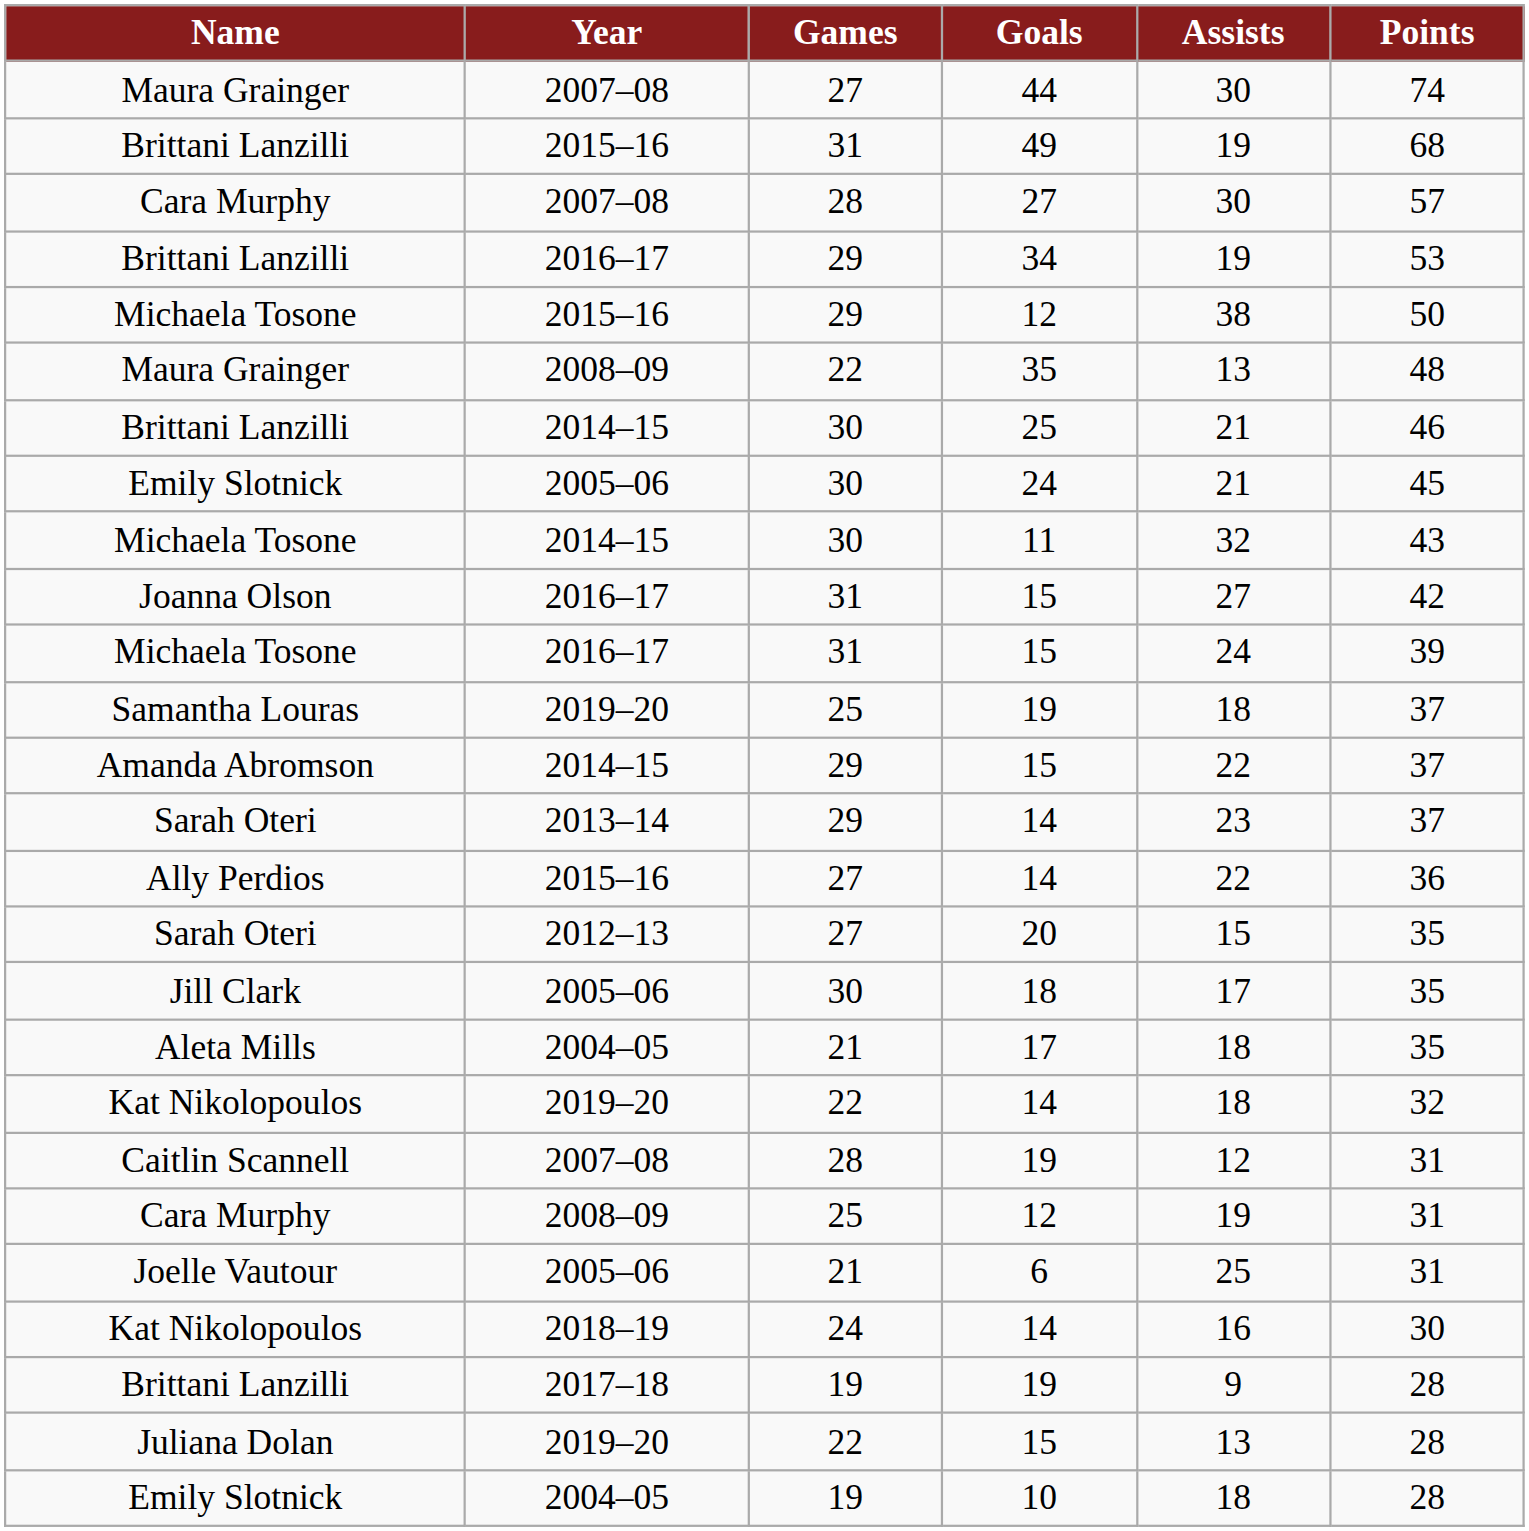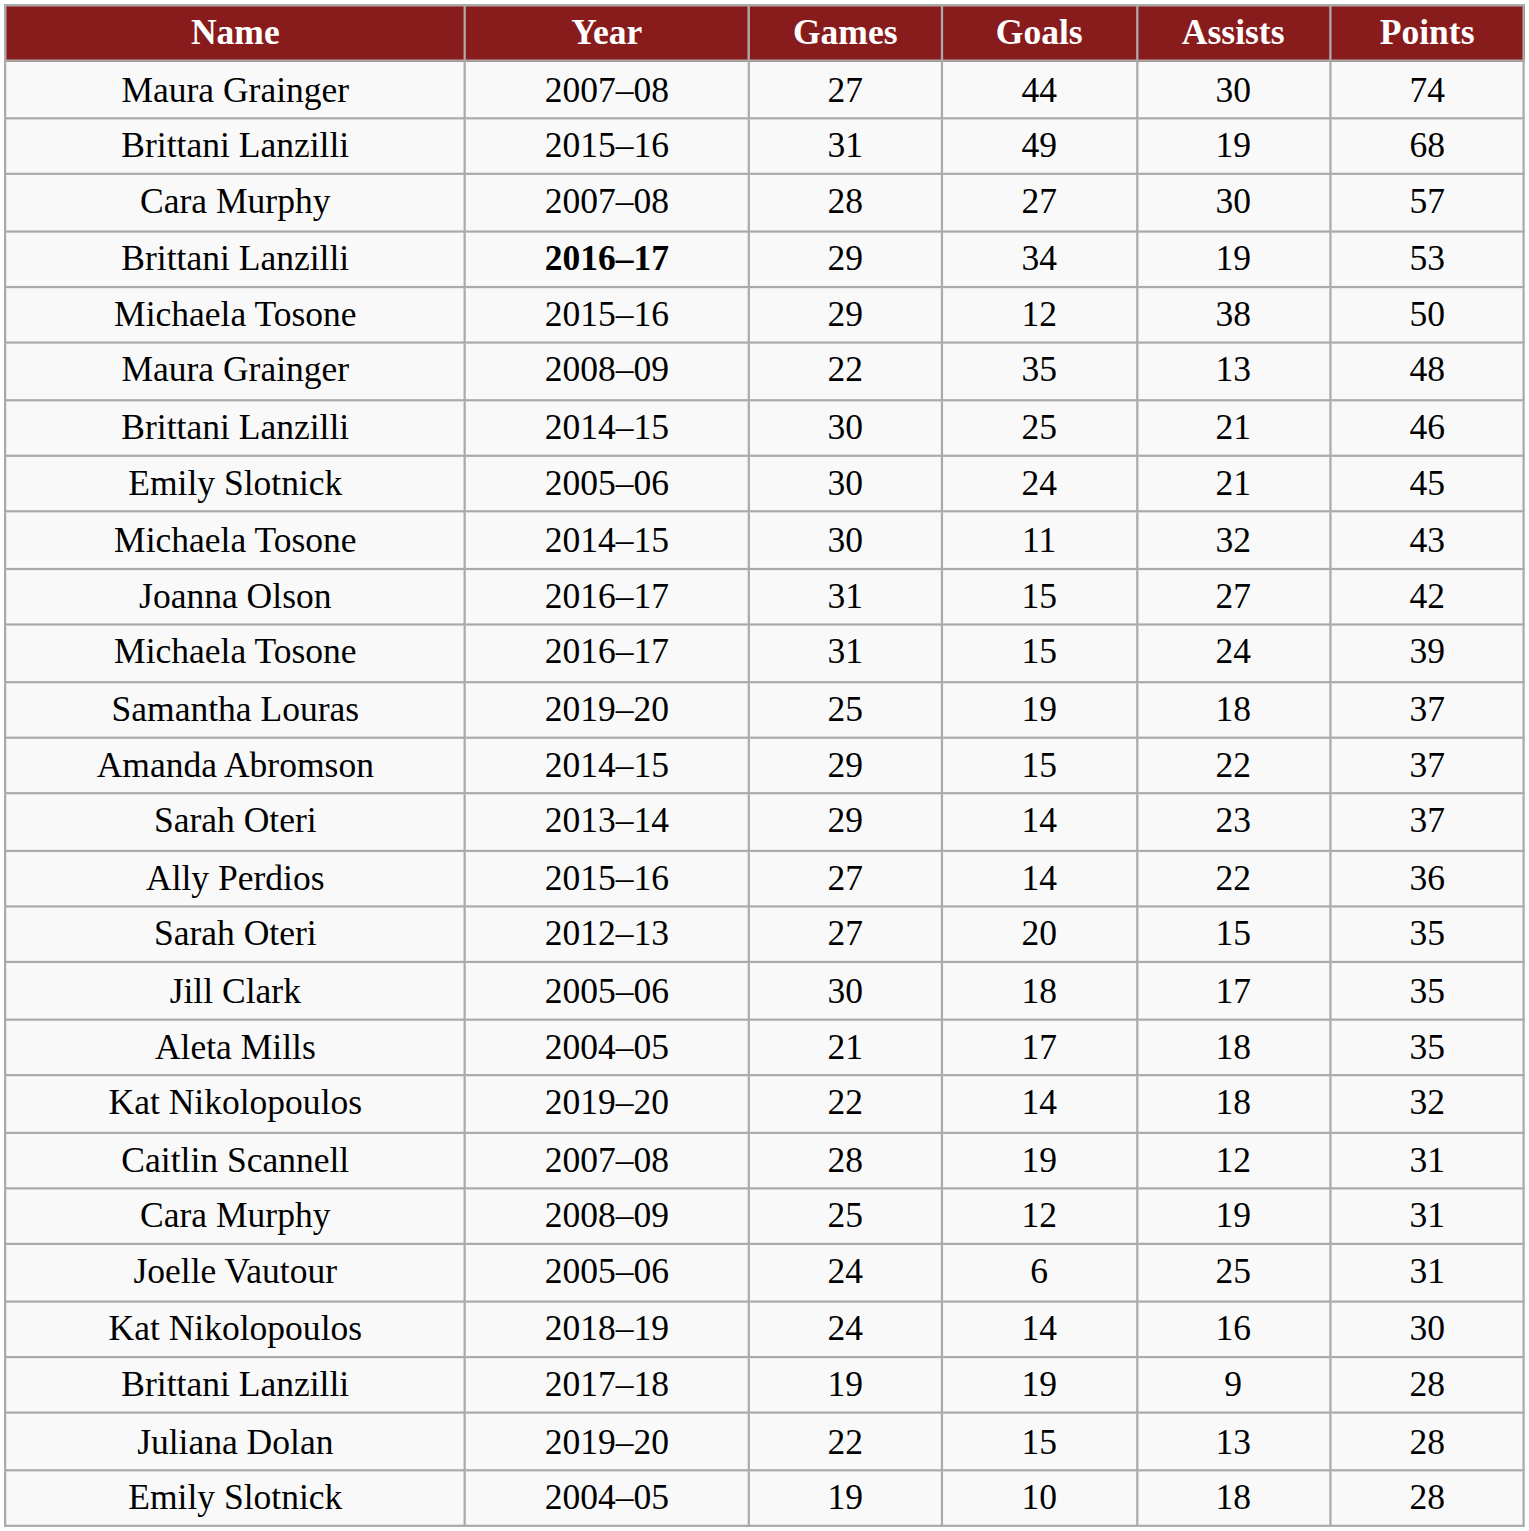(607, 257) normal -> (607, 257) bold
(845, 1271) 21 -> (845, 1271) 24
